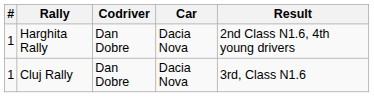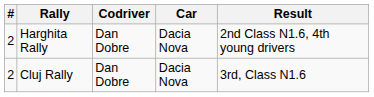(11, 41) 1 -> (11, 41) 2
(11, 75) 1 -> (11, 75) 2
